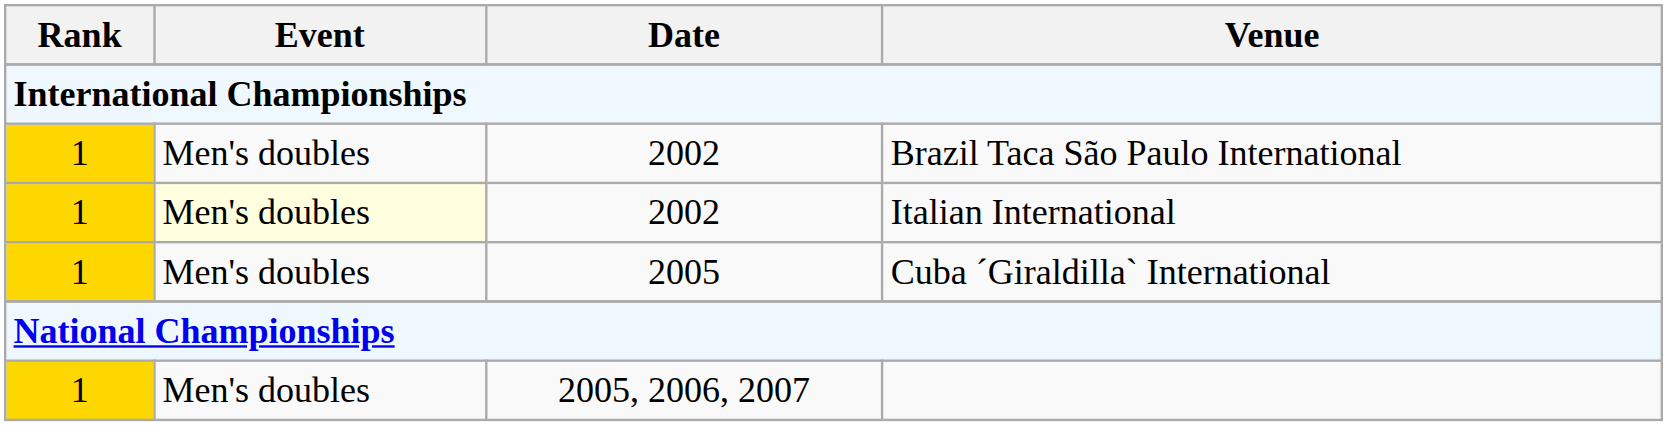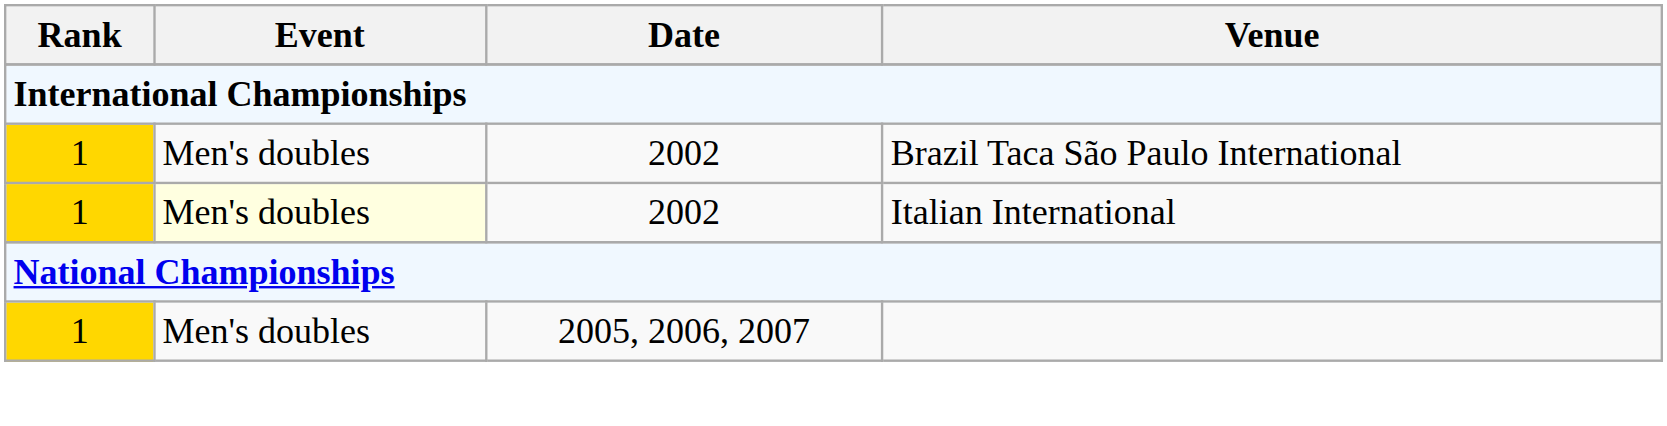- row: (684, 271)
